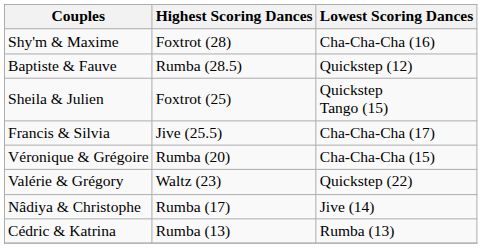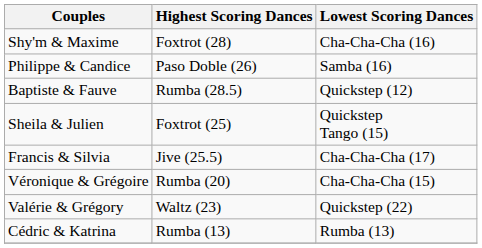+ row: (69, 66)
- row: (74, 206)
